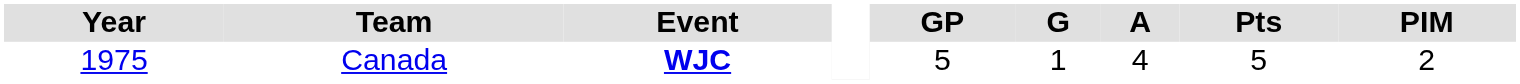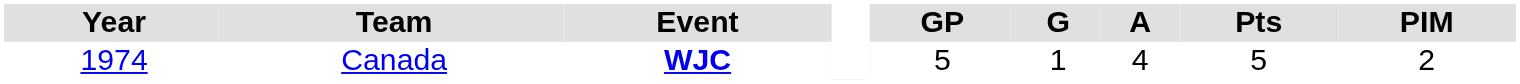(114, 60) 1975 -> (114, 60) 1974
